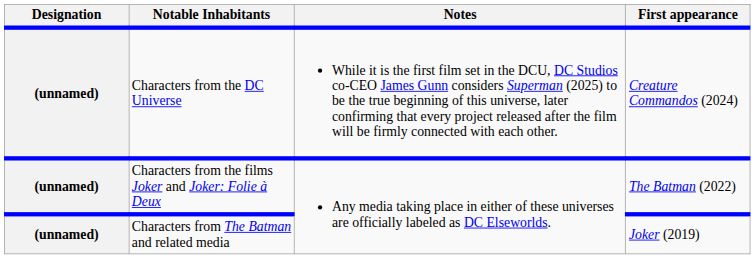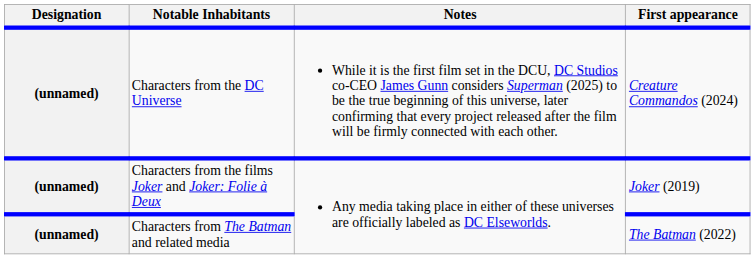(682, 186) The Batman (2022) -> (664, 186) Joker (2019)
(664, 234) Joker (2019) -> (682, 234) The Batman (2022)
